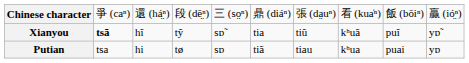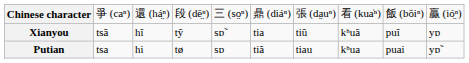(103, 32) bold -> (102, 32) normal
(435, 32) yɒ̃ -> (435, 32) yɒ
(435, 49) yɒ -> (435, 49) yɒ̃
